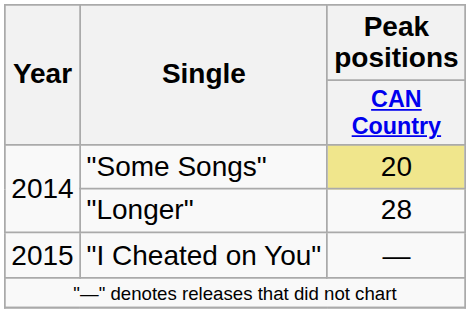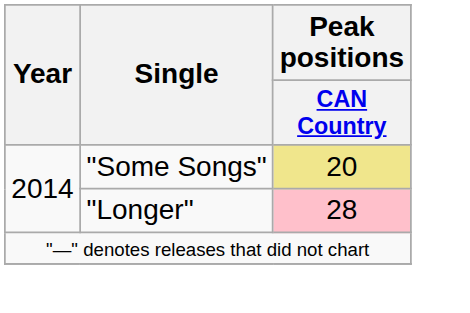(396, 210) no background -> (342, 210) pink background
- row: (204, 254)
